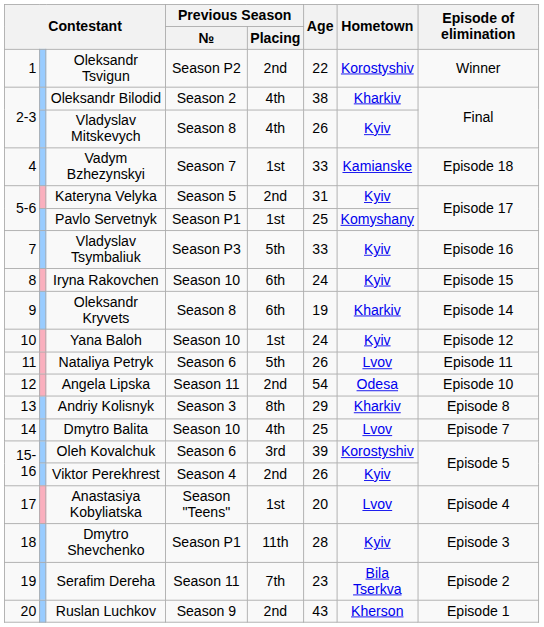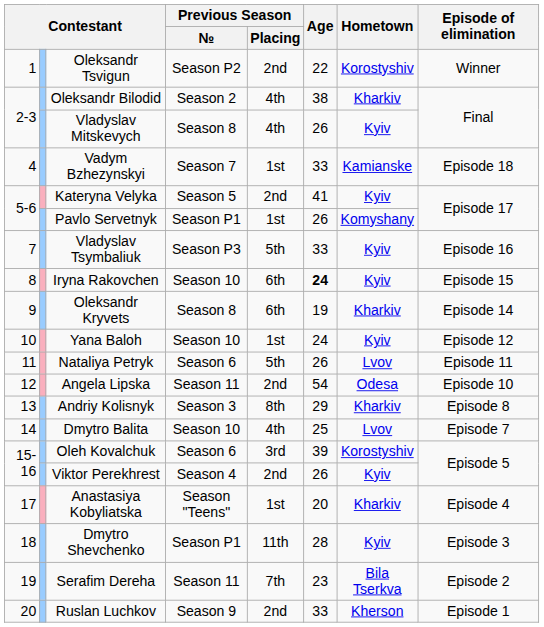(320, 197) 31 -> (320, 197) 41
(320, 219) 25 -> (320, 219) 26
(320, 279) normal -> (320, 279) bold
(377, 504) Lvov -> (377, 504) Kharkiv
(320, 611) 43 -> (320, 611) 33
